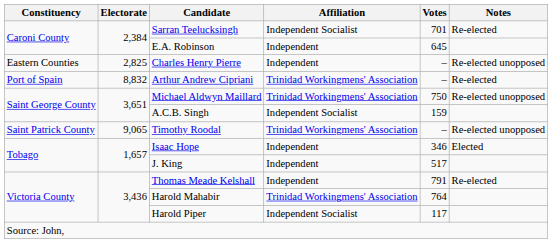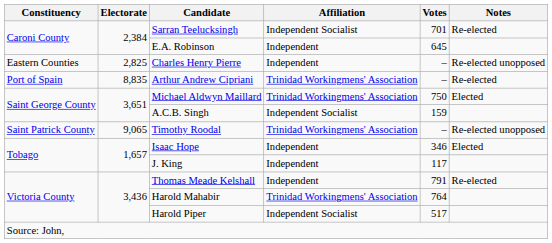(135, 79) 8,832 -> (135, 79) 8,835
(498, 96) Re-elected unopposed -> (467, 96) Elected
(439, 163) 517 -> (439, 163) 117
(439, 213) 117 -> (439, 213) 517
